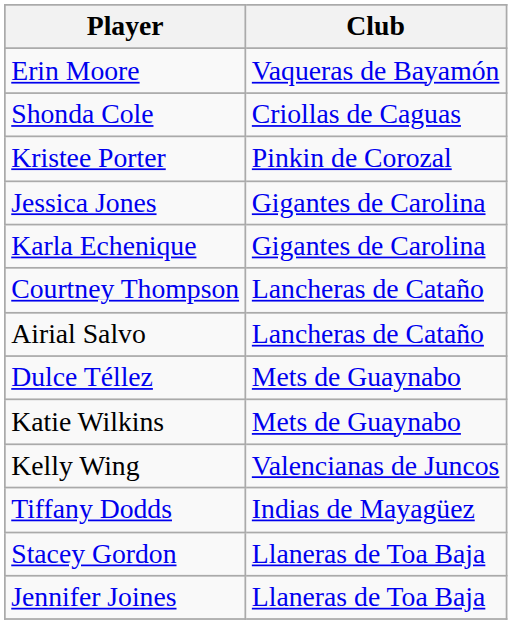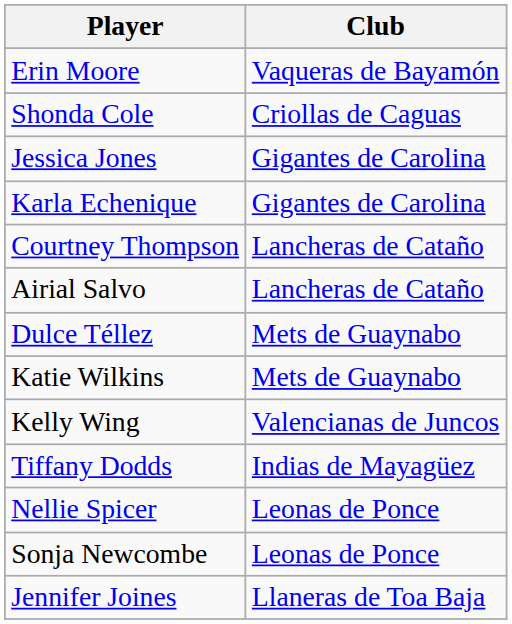- row: (88, 158)
+ row: (84, 509)
+ row: (109, 553)
- row: (94, 553)
